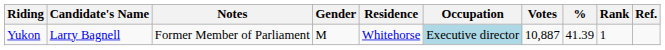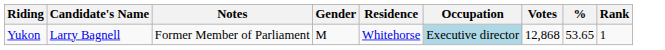- column: (646, 14)
(542, 34) 10,887 -> (542, 34) 12,868
(580, 34) 41.39 -> (580, 34) 53.65
